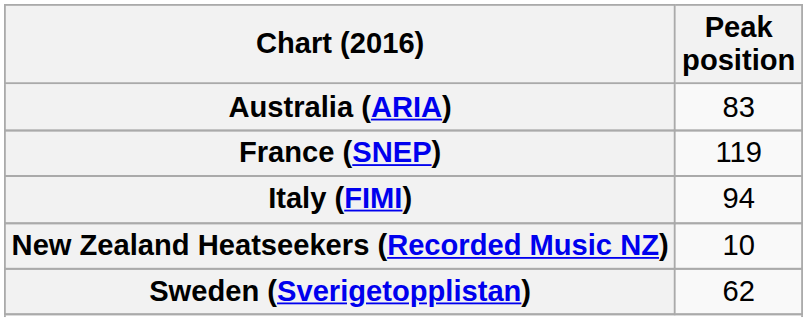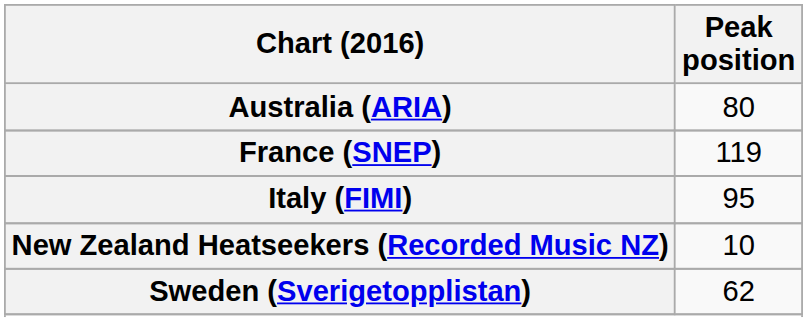(739, 106) 83 -> (739, 106) 80
(739, 198) 94 -> (739, 198) 95
